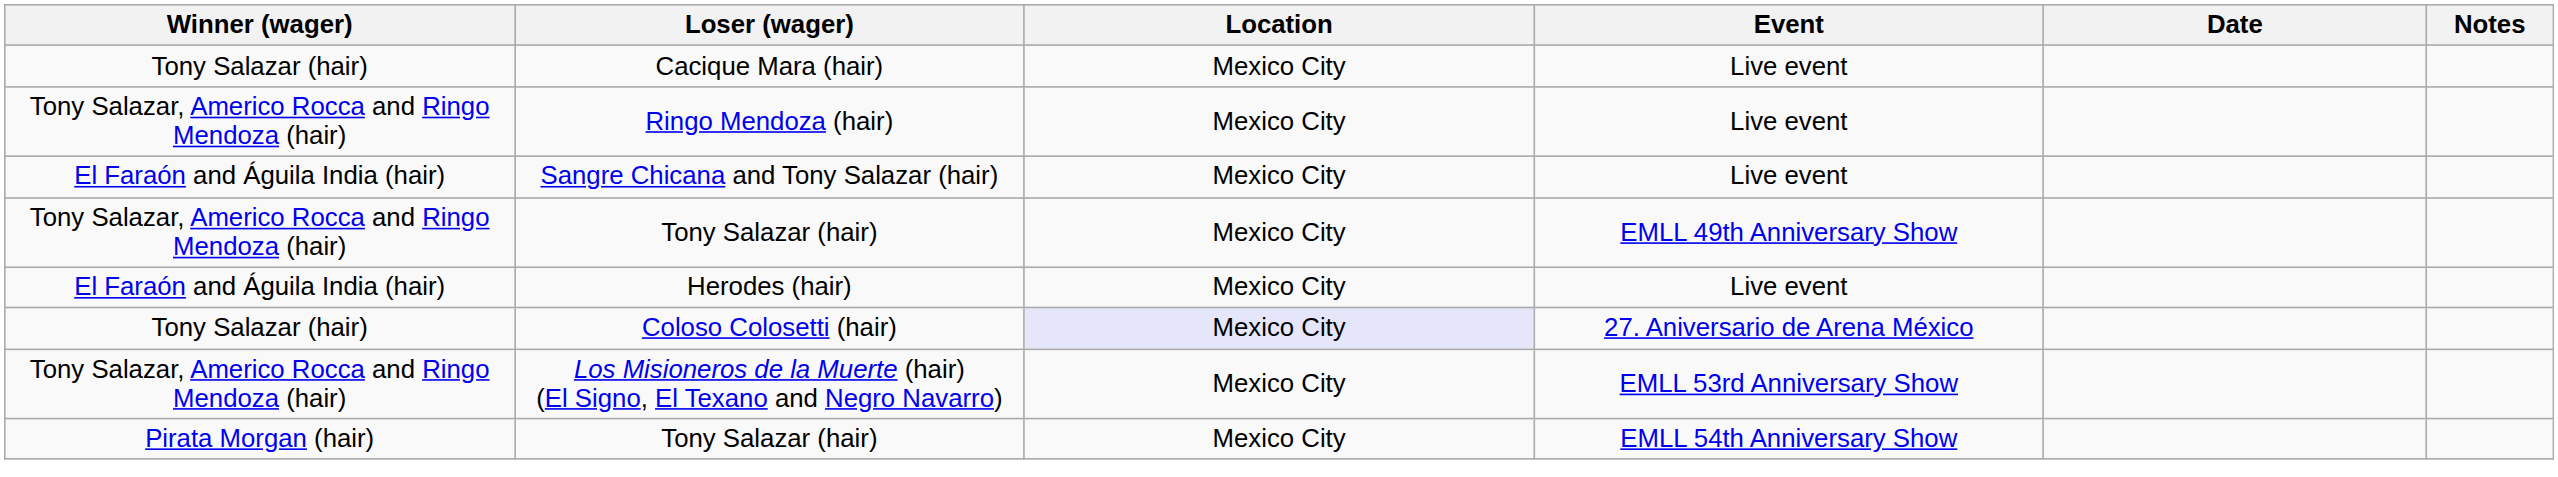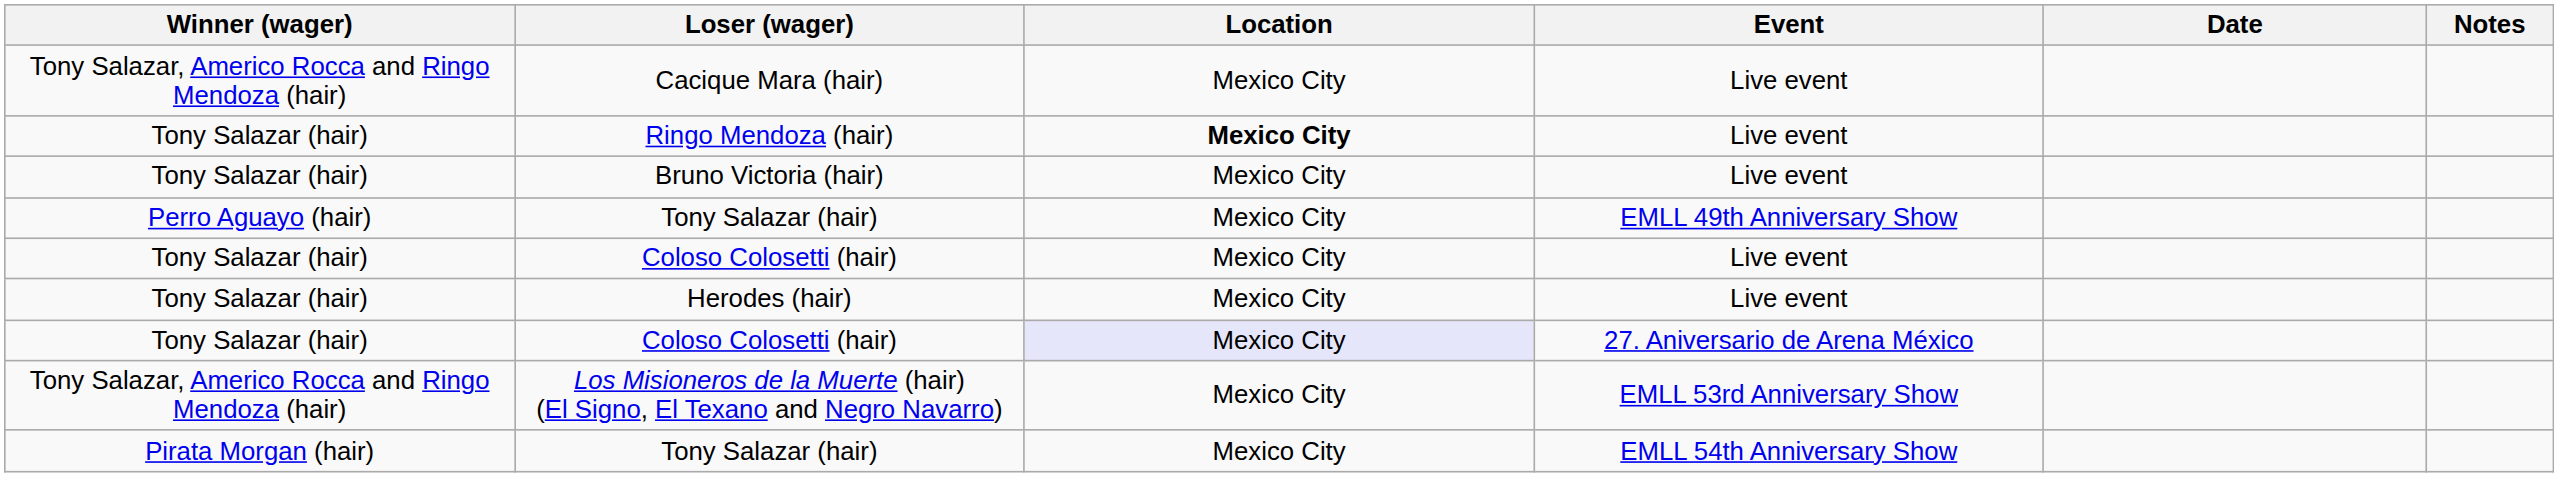(260, 65) Tony Salazar (hair) -> (260, 80) Tony Salazar, Americo Rocca and Ringo Mendoza (hair)
(260, 121) Tony Salazar, Americo Rocca and Ringo Mendoza (hair) -> (260, 135) Tony Salazar (hair)
(1279, 121) normal -> (1279, 135) bold
- row: (769, 176)
+ row: (769, 176)
(260, 231) Tony Salazar, Americo Rocca and Ringo Mendoza (hair) -> (260, 217) Perro Aguayo (hair)
+ row: (769, 258)
(260, 287) El Faraón and Águila India (hair) -> (260, 299) Tony Salazar (hair)
